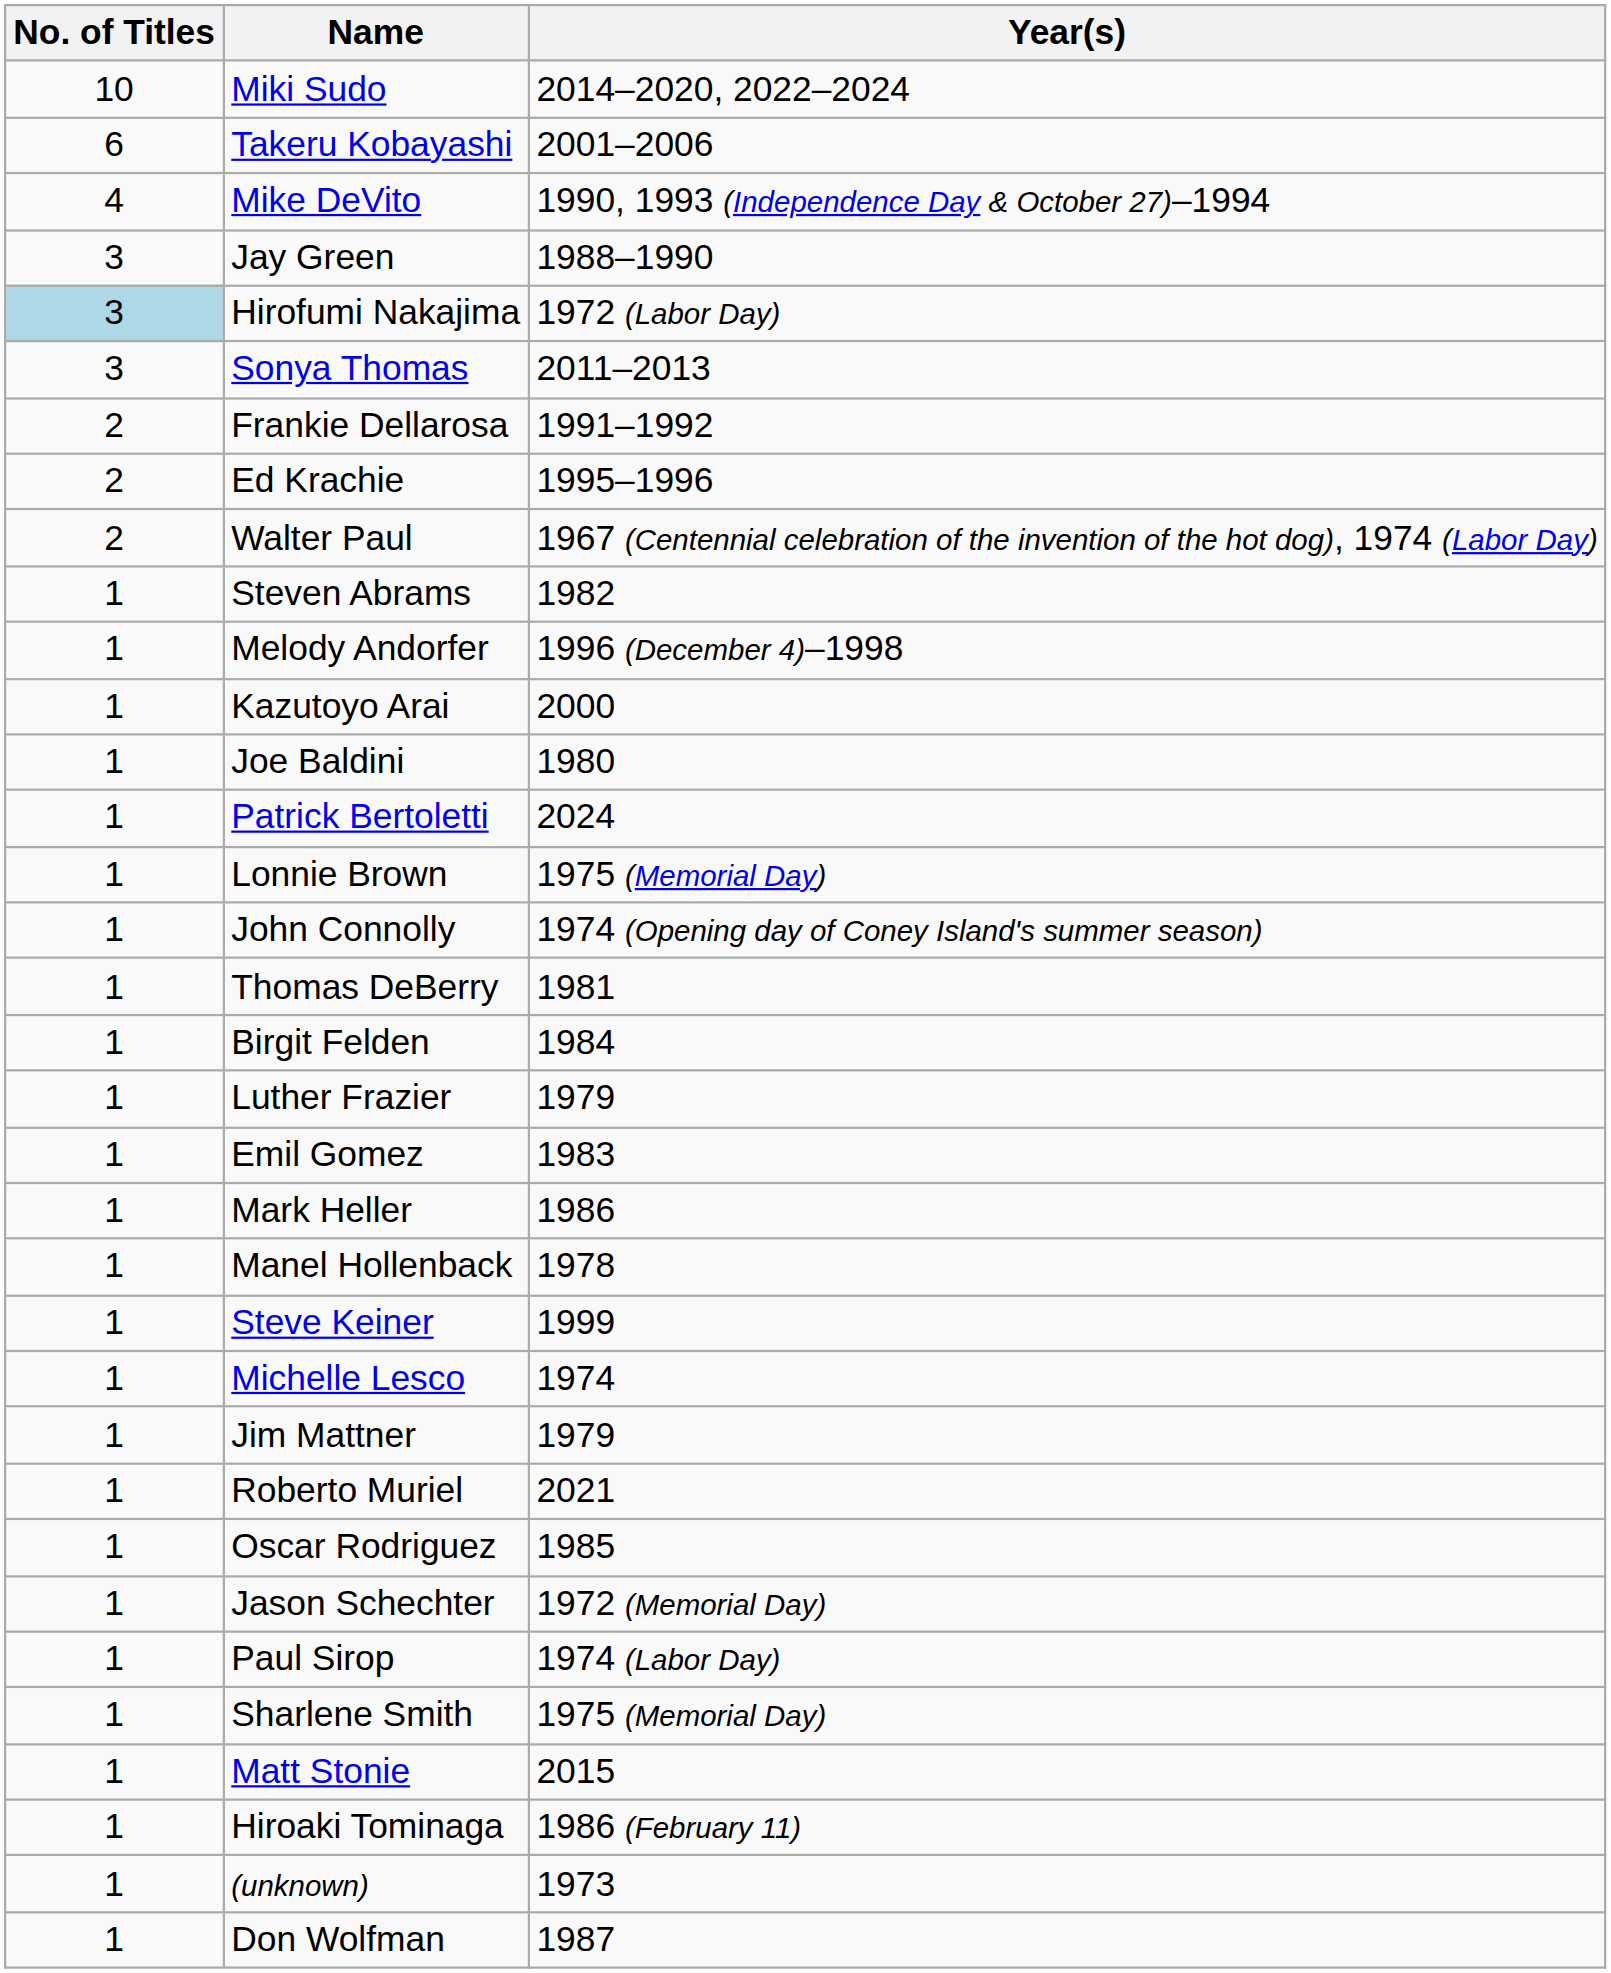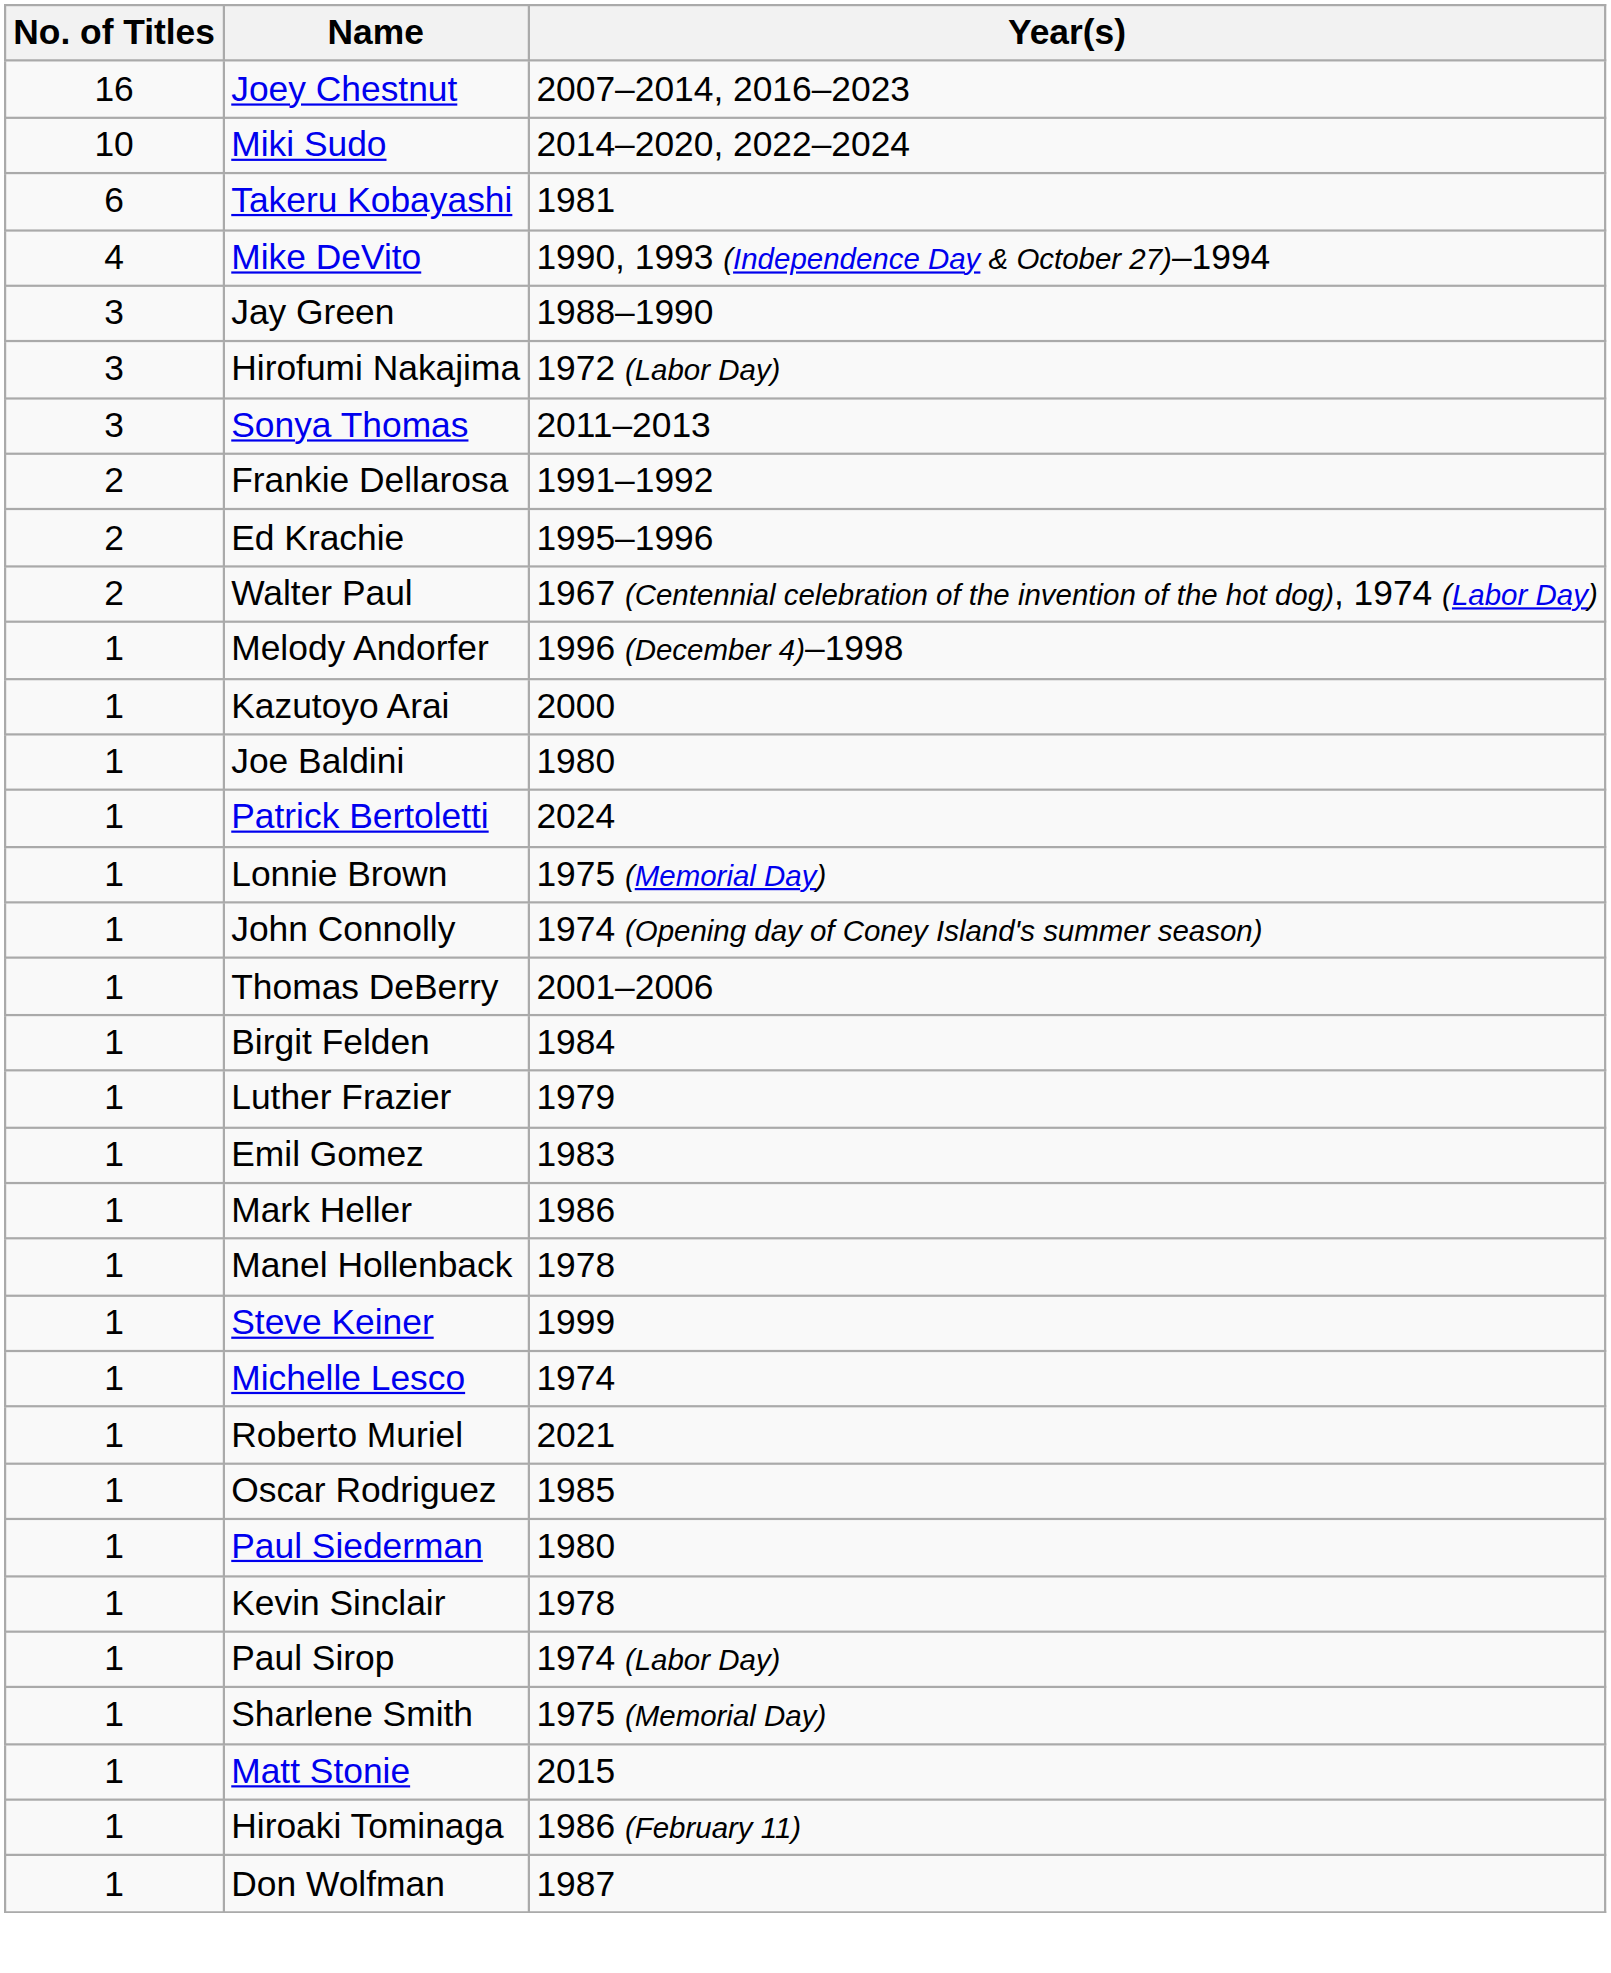+ row: (344, 88)
(625, 144) 2001–2006 -> (576, 200) 1981
(114, 312) lightblue background -> (114, 369) no background
- row: (351, 593)
(576, 985) 1981 -> (625, 985) 2001–2006
- row: (324, 1434)
- row: (363, 1602)
+ row: (357, 1546)
+ row: (338, 1602)
- row: (300, 1885)
